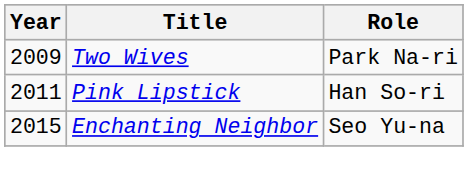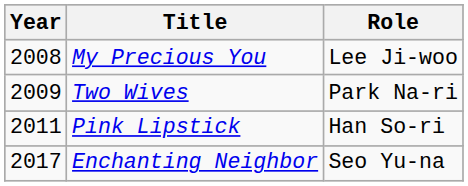+ row: (169, 58)
(36, 128) 2015 -> (36, 163) 2017
